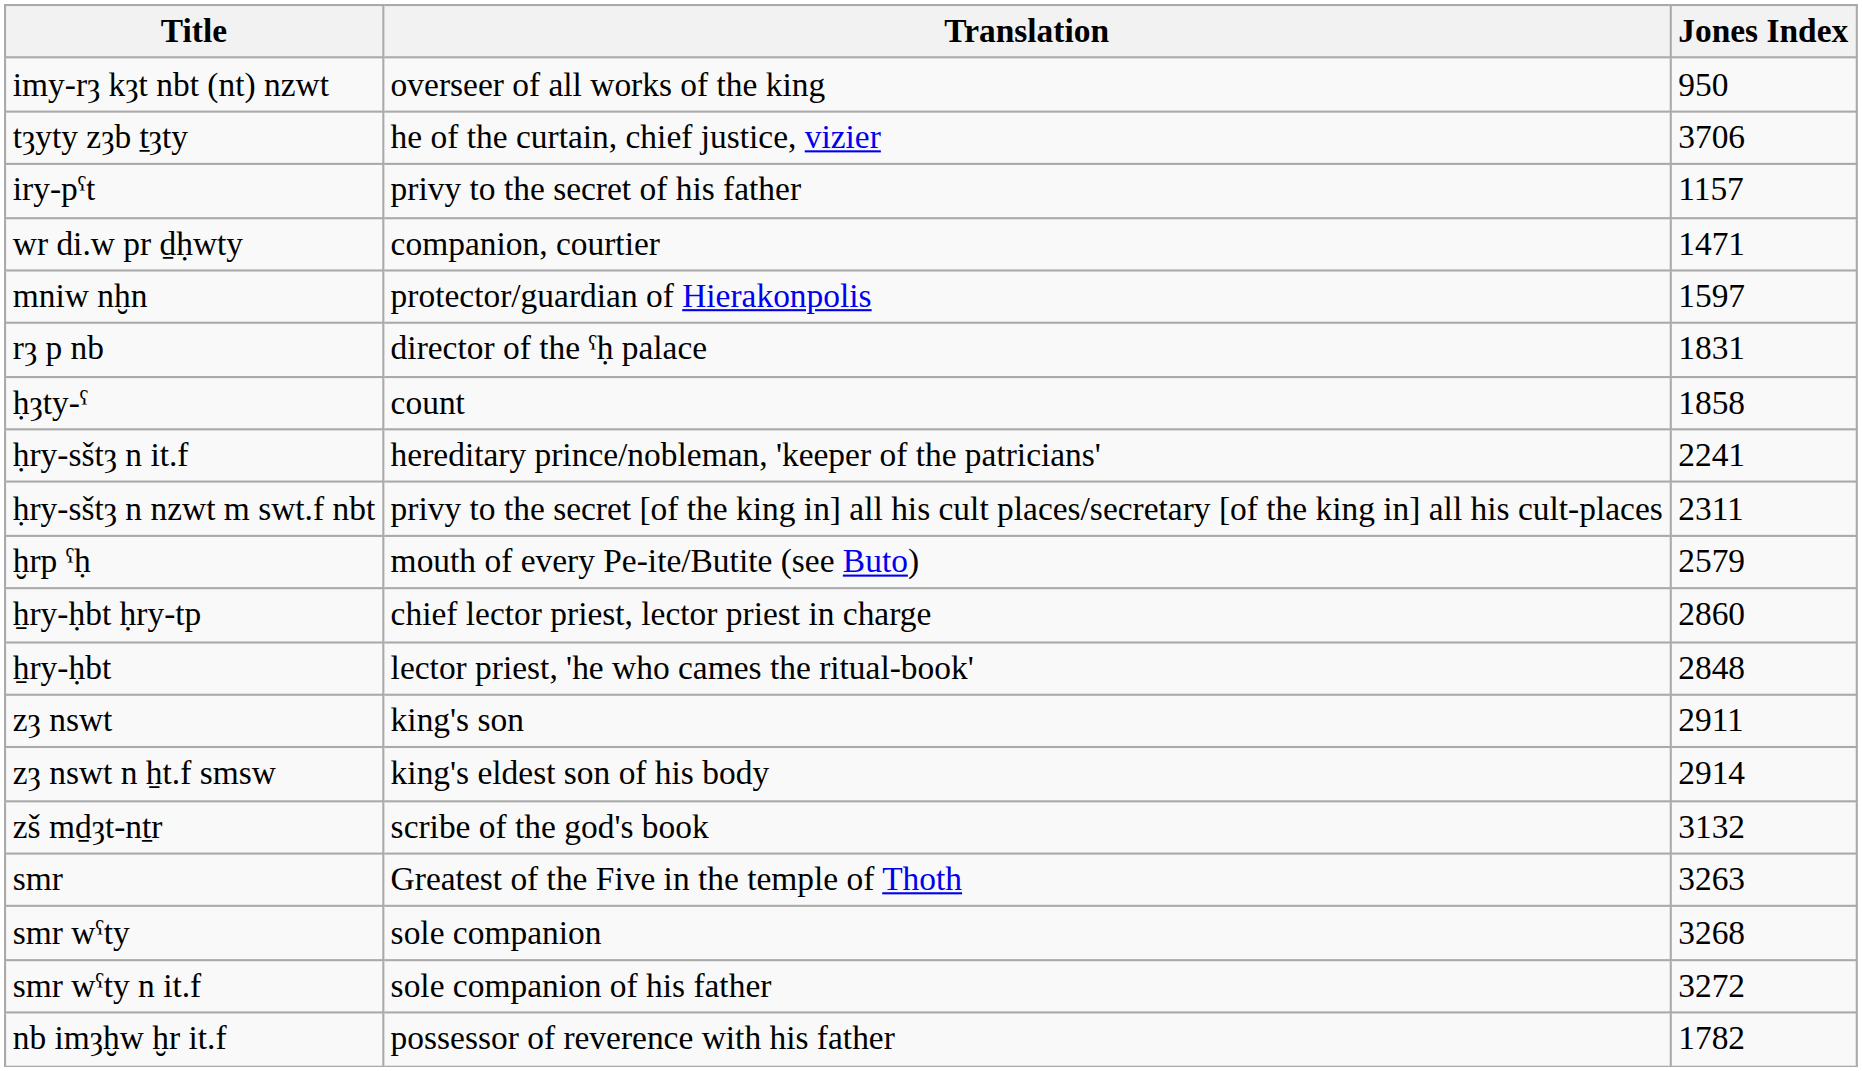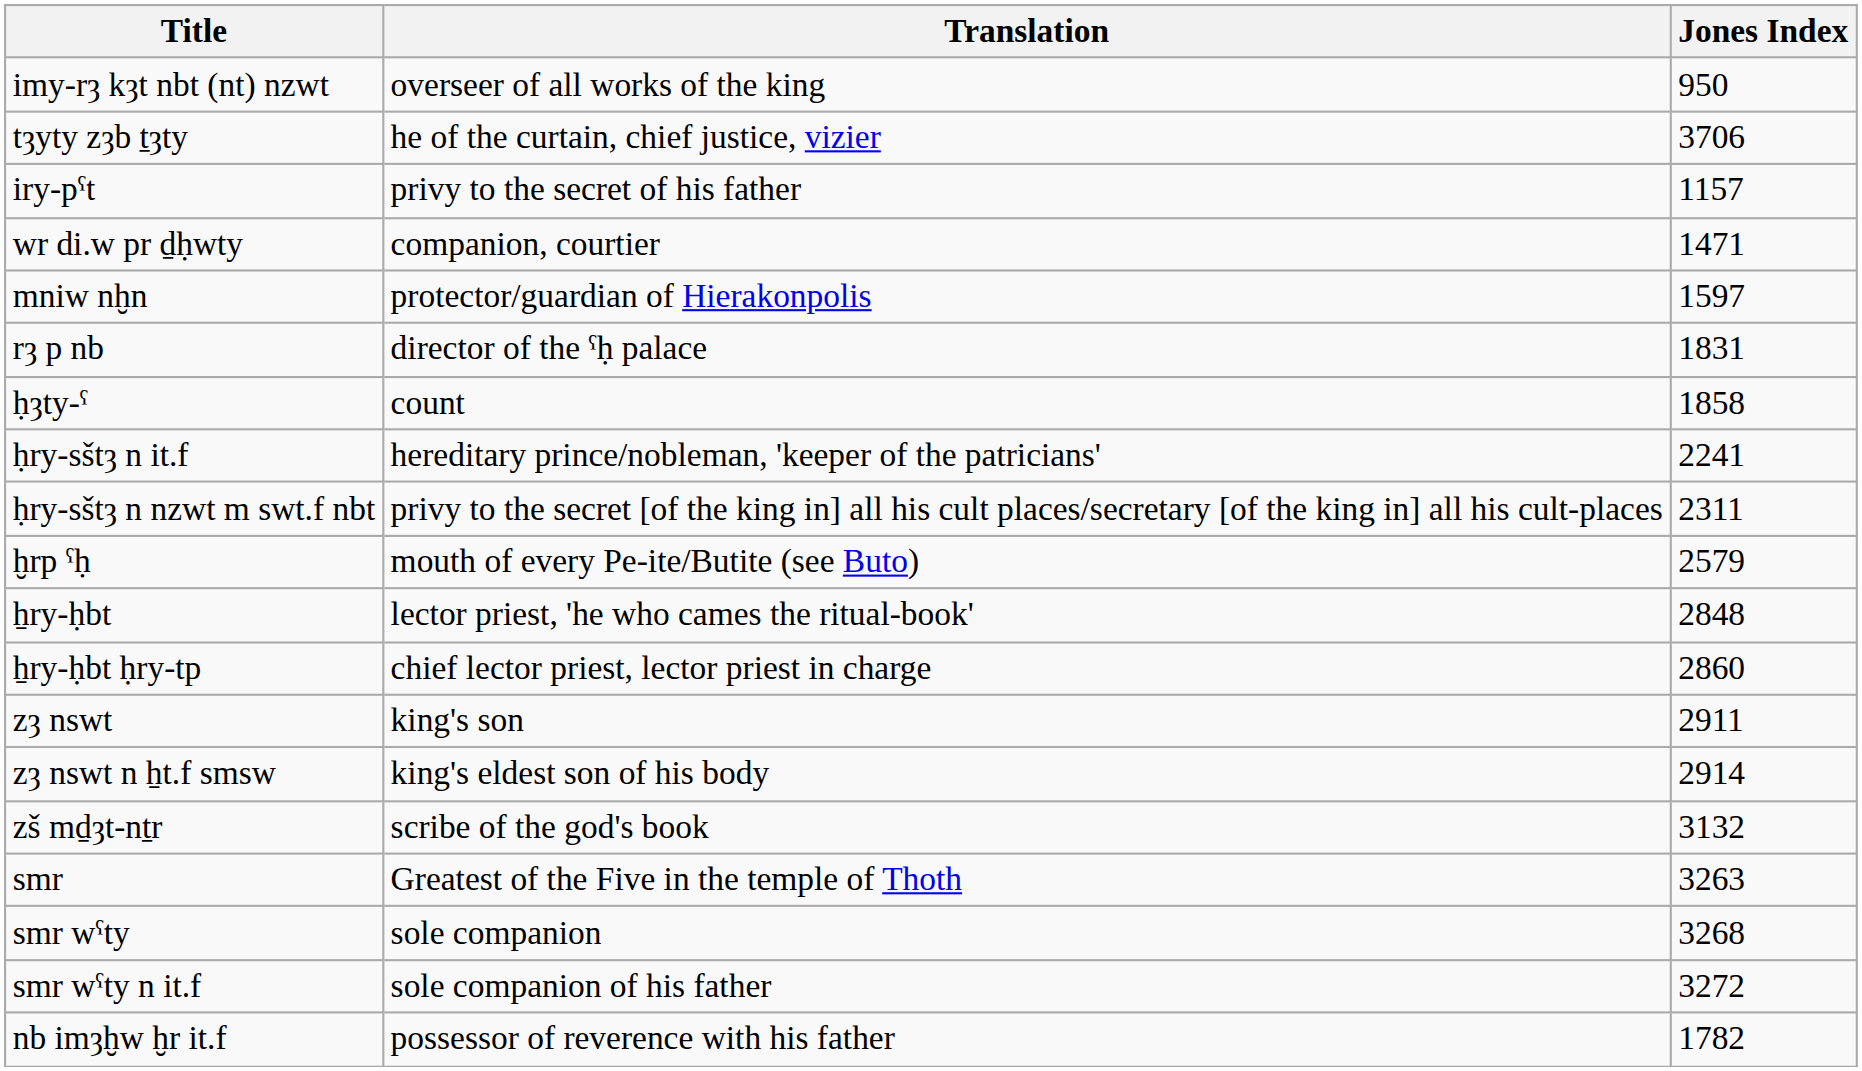rows swapped: (62, 667) <-> (107, 614)
